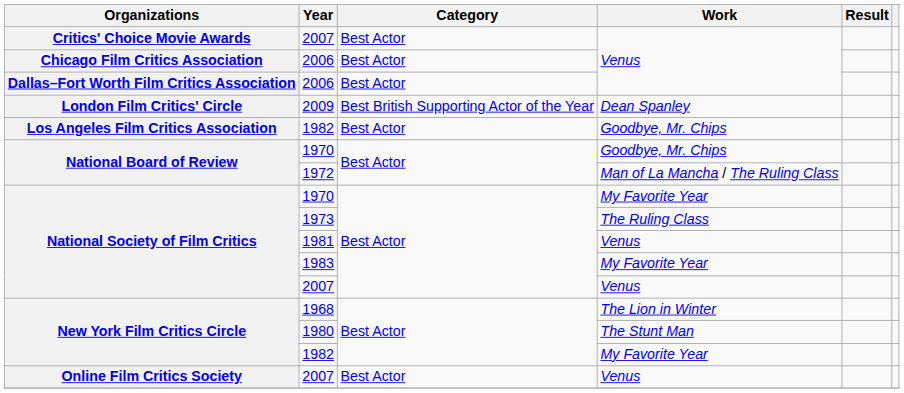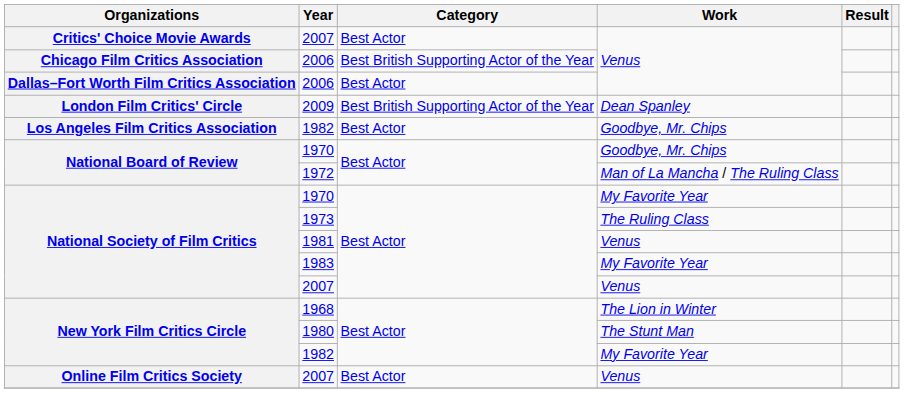(373, 60) Best Actor -> (467, 60) Best British Supporting Actor of the Year
